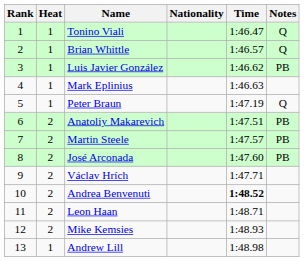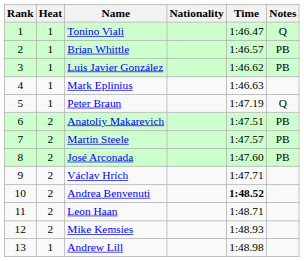(283, 49) Q -> (283, 49) PB
